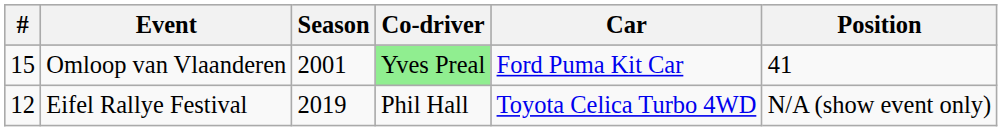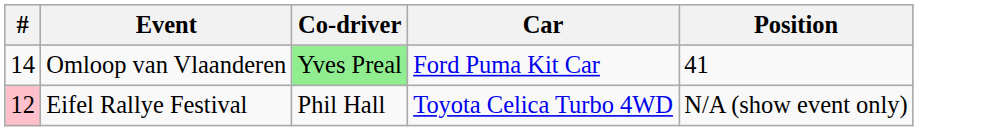- column: (334, 24)
(23, 65) 15 -> (23, 65) 14
(23, 105) no background -> (23, 105) pink background
